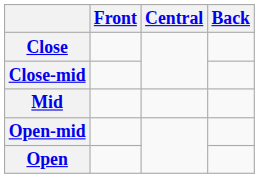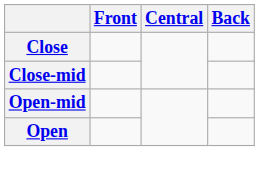- row: (47, 103)
